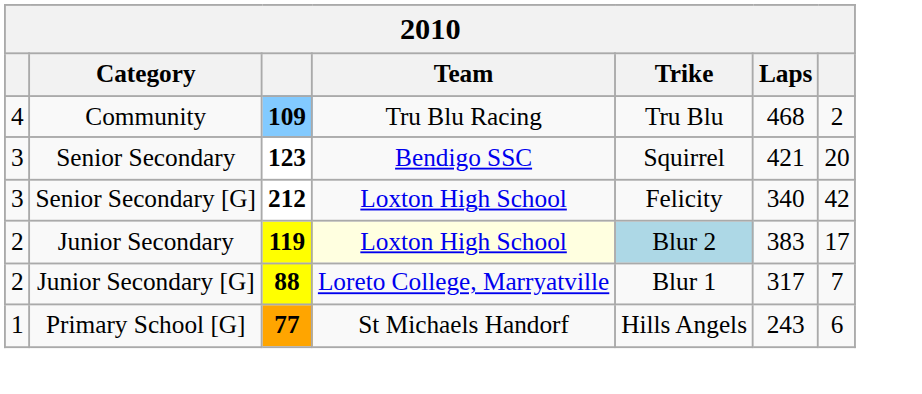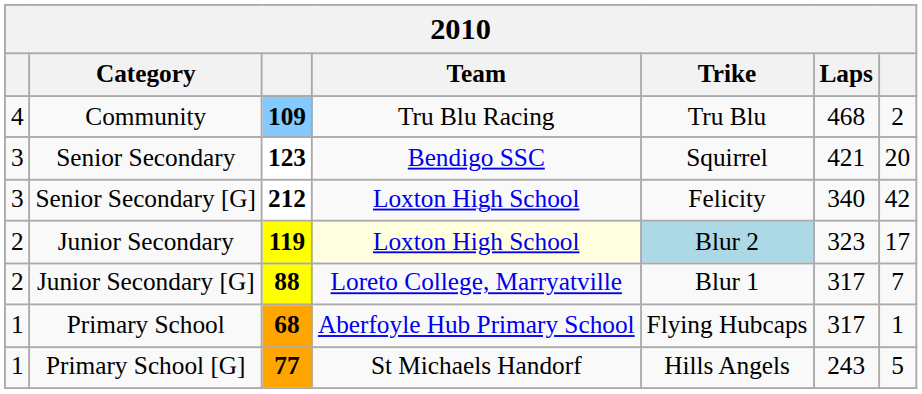(786, 241) 383 -> (846, 241) 323
+ row: (146, 324)
(837, 324) 6 -> (897, 366) 5
